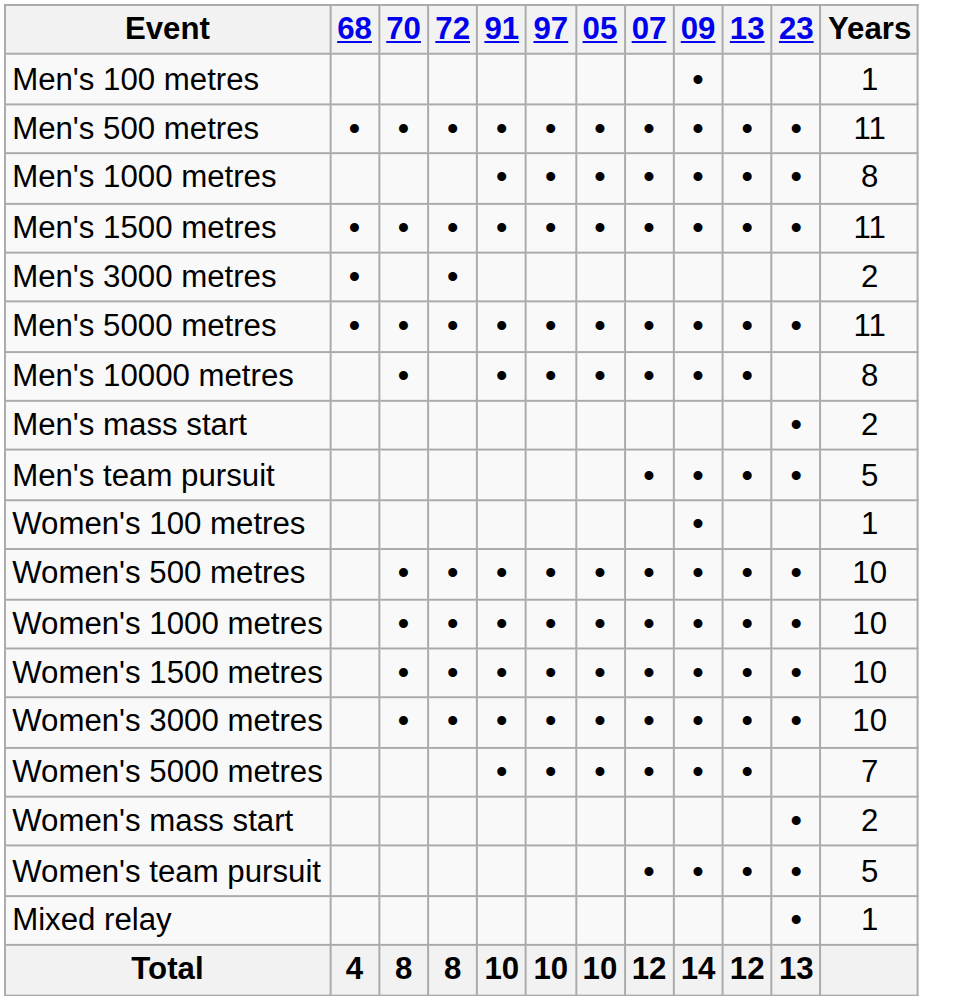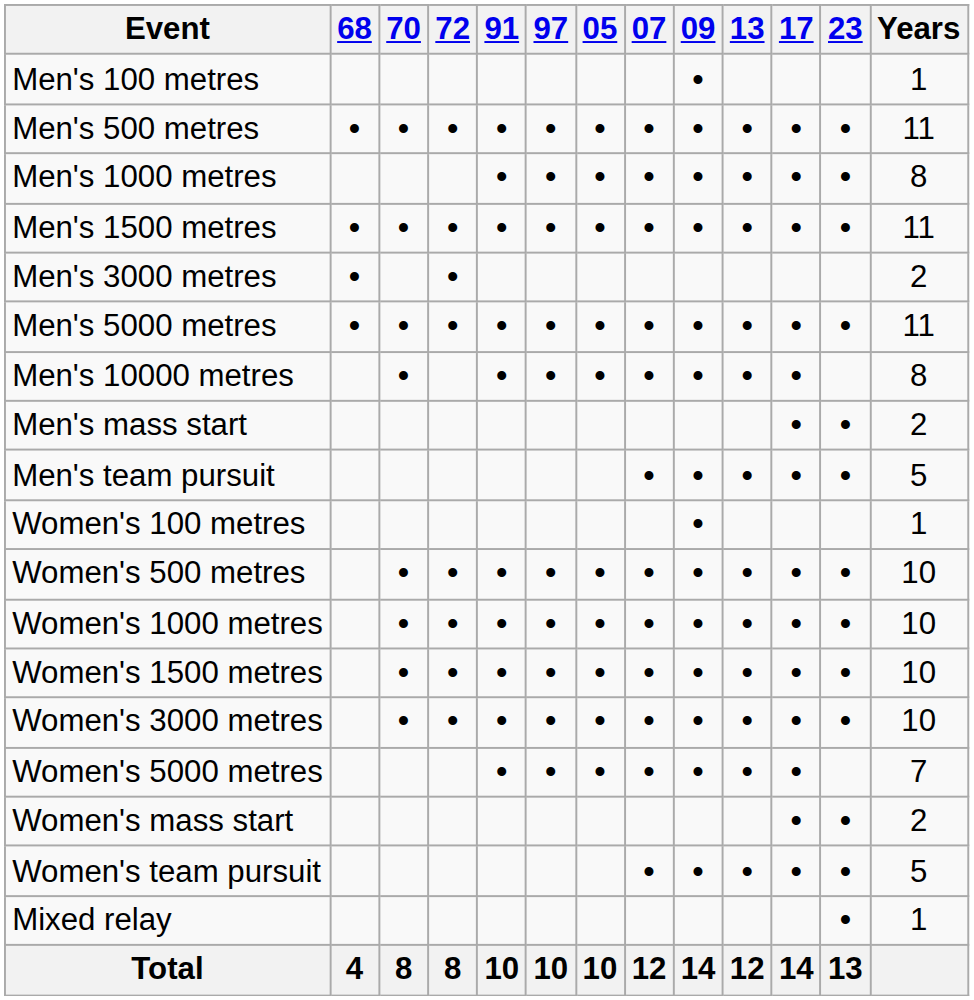+ column: (796, 29)
